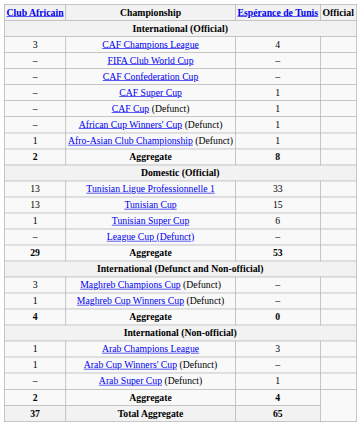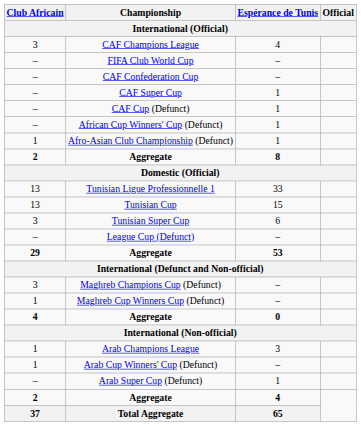(35, 221) 1 -> (35, 221) 3
